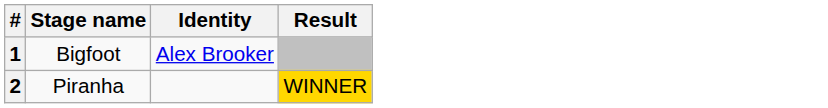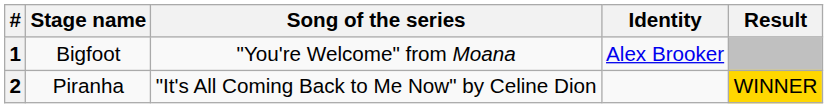+ column: (376, 20)
